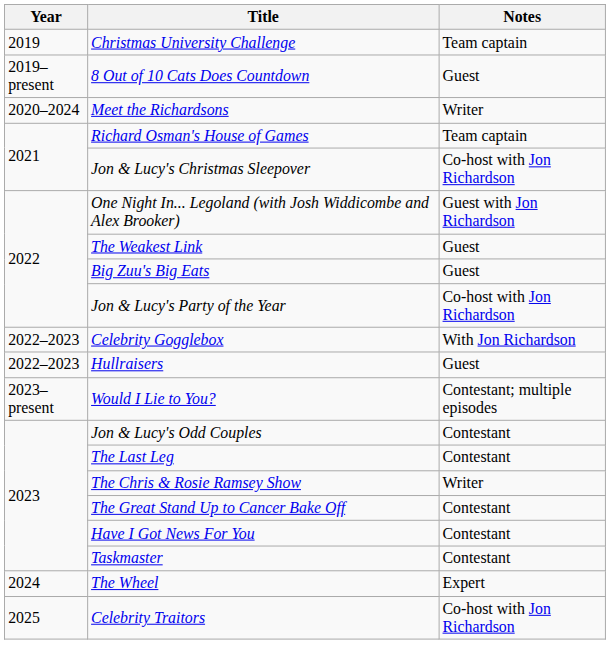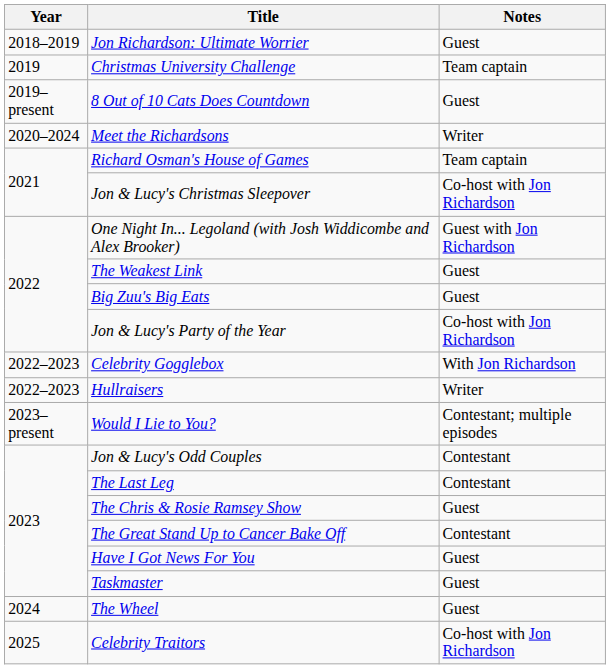+ row: (200, 42)
(461, 364) Guest -> (463, 389) Writer
(463, 482) Writer -> (461, 508) Guest
(476, 533) Contestant -> (461, 558) Guest
(476, 558) Contestant -> (461, 583) Guest
(464, 583) Expert -> (461, 608) Guest
